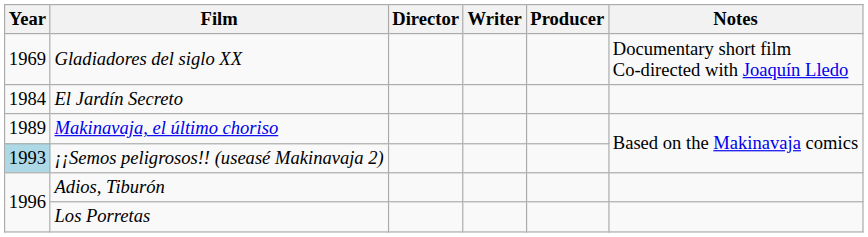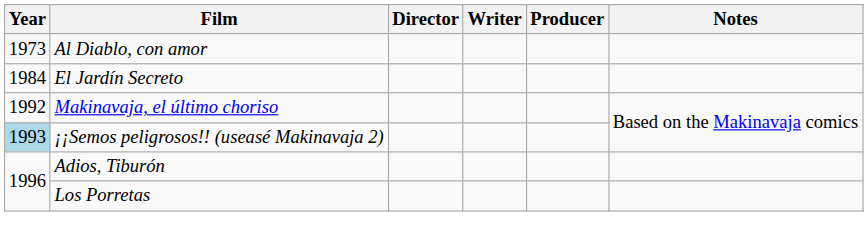- row: (148, 59)
+ row: (131, 48)
(27, 128) 1989 -> (27, 107) 1992
